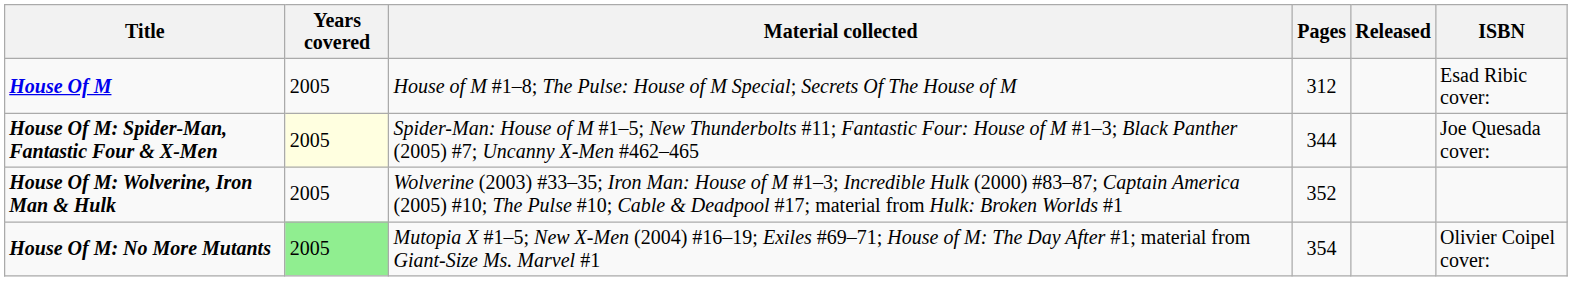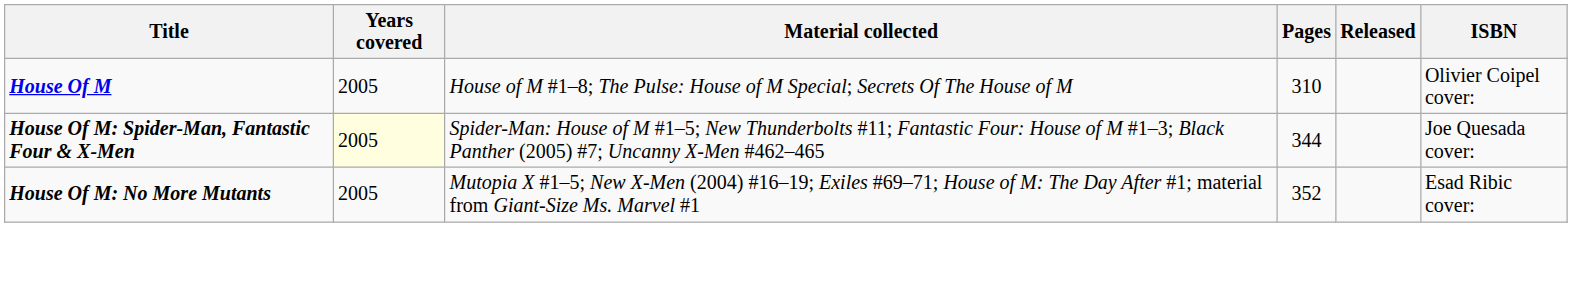(1322, 85) 312 -> (1306, 85) 310
(1484, 85) Esad Ribic cover: -> (1482, 85) Olivier Coipel cover:
- row: (131, 194)
(310, 248) lightgreen background -> (358, 194) no background
(1322, 248) 354 -> (1306, 194) 352
(1498, 248) Olivier Coipel cover: -> (1469, 194) Esad Ribic cover:
